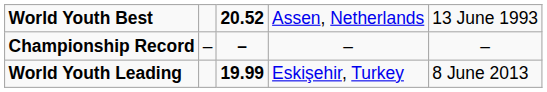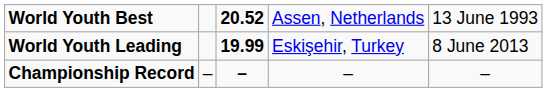rows swapped: (102, 45) <-> (95, 73)
